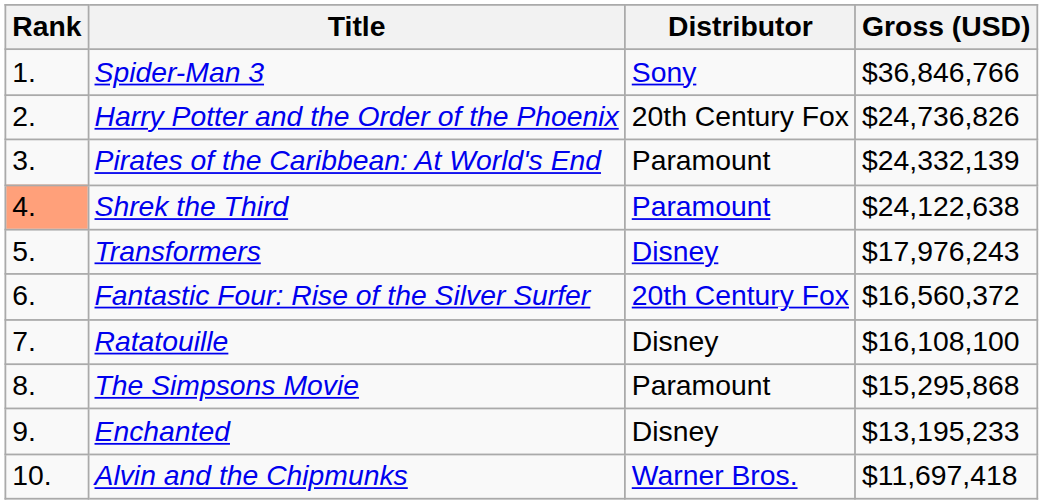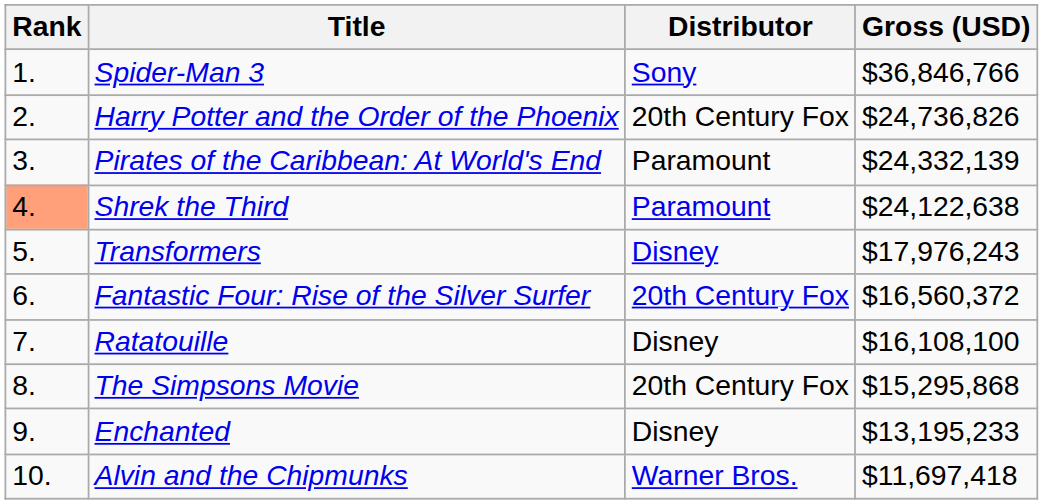(701, 386) Paramount -> (740, 386) 20th Century Fox
